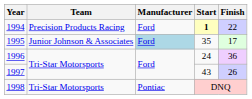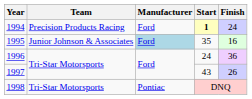(233, 27) 22 -> (233, 27) 24
(233, 42) 17 -> (233, 42) 16
